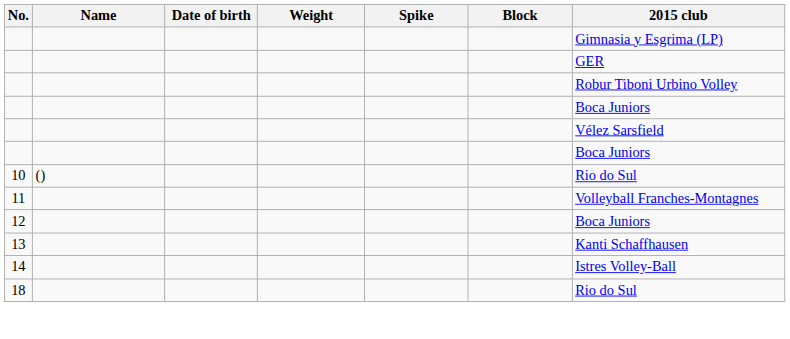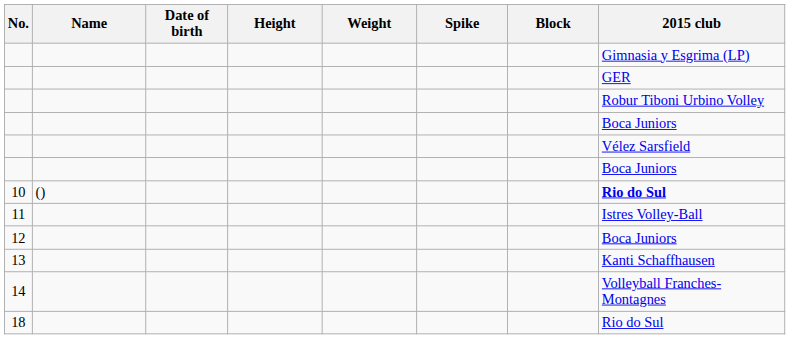+ column: (275, 24)
(606, 175) normal -> (634, 191) bold
(667, 198) Volleyball Franches-Montagnes -> (652, 214) Istres Volley-Ball
(626, 267) Istres Volley-Ball -> (662, 291) Volleyball Franches-Montagnes
